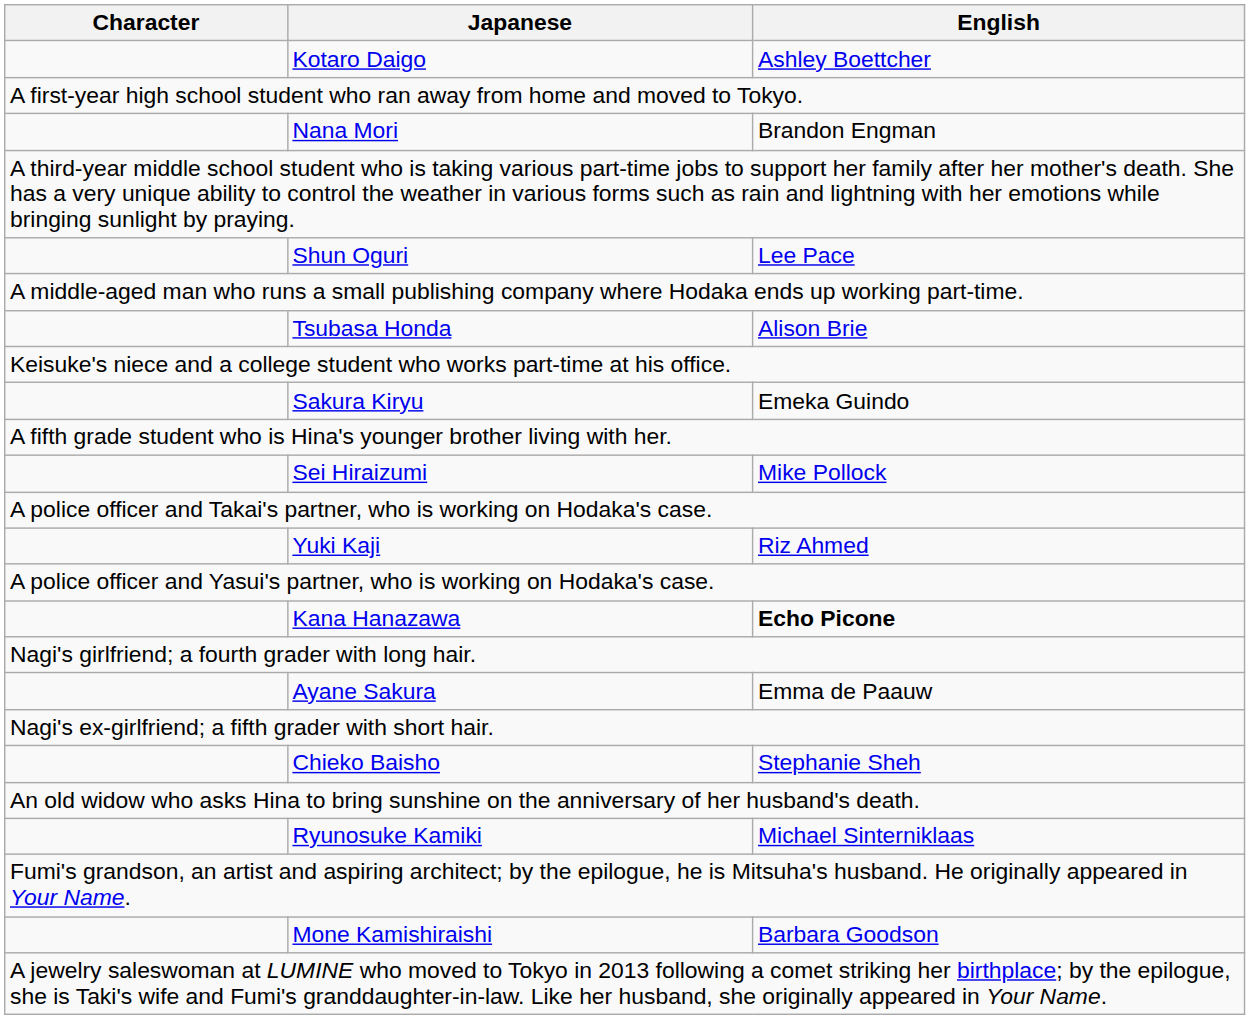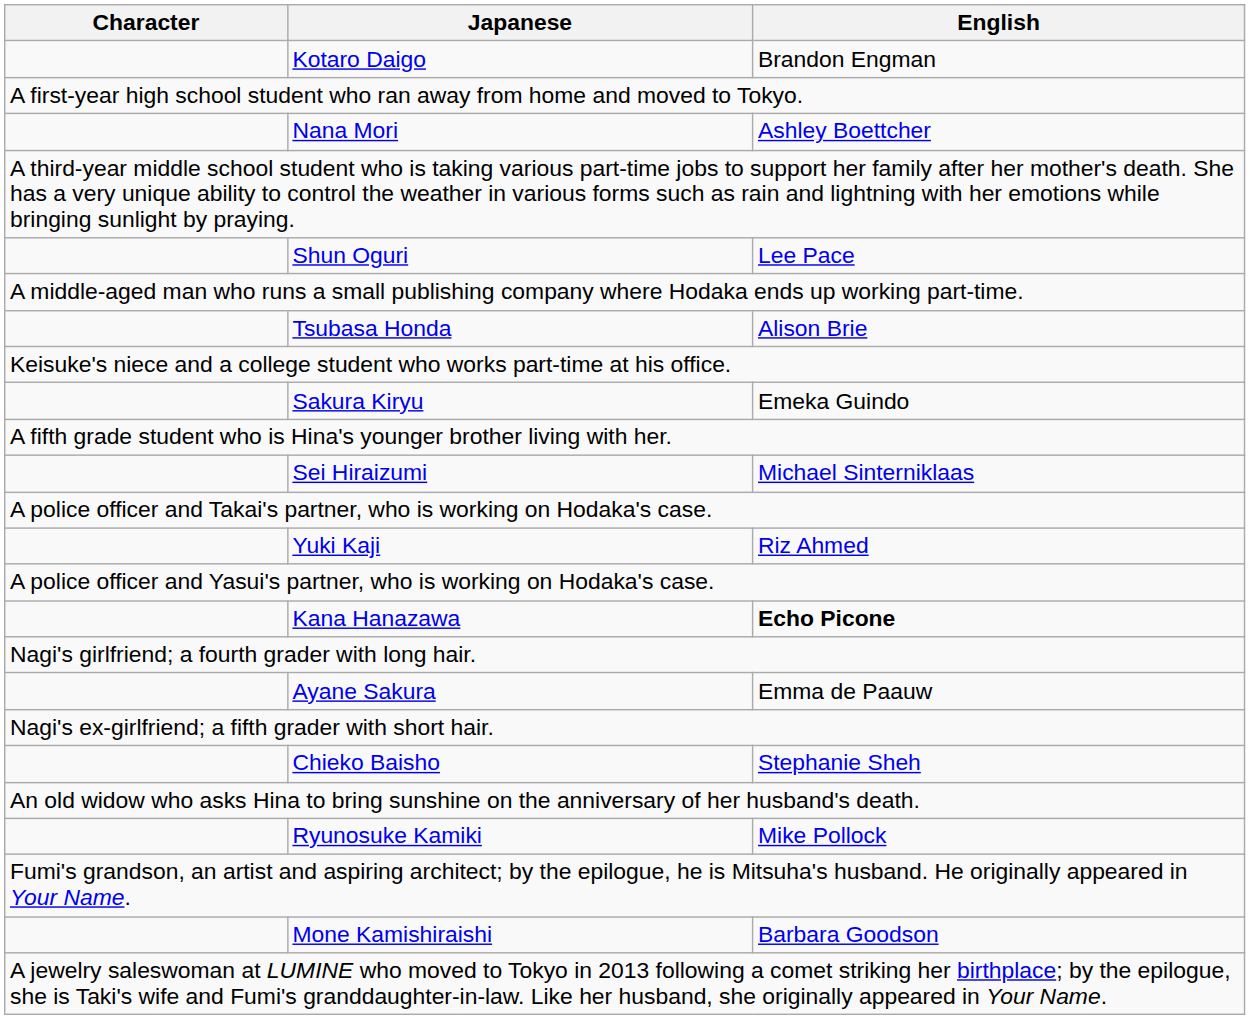(844, 58) Ashley Boettcher -> (847, 58) Brandon Engman
(847, 131) Brandon Engman -> (844, 131) Ashley Boettcher
(822, 473) Mike Pollock -> (866, 473) Michael Sinterniklaas
(866, 836) Michael Sinterniklaas -> (822, 836) Mike Pollock
